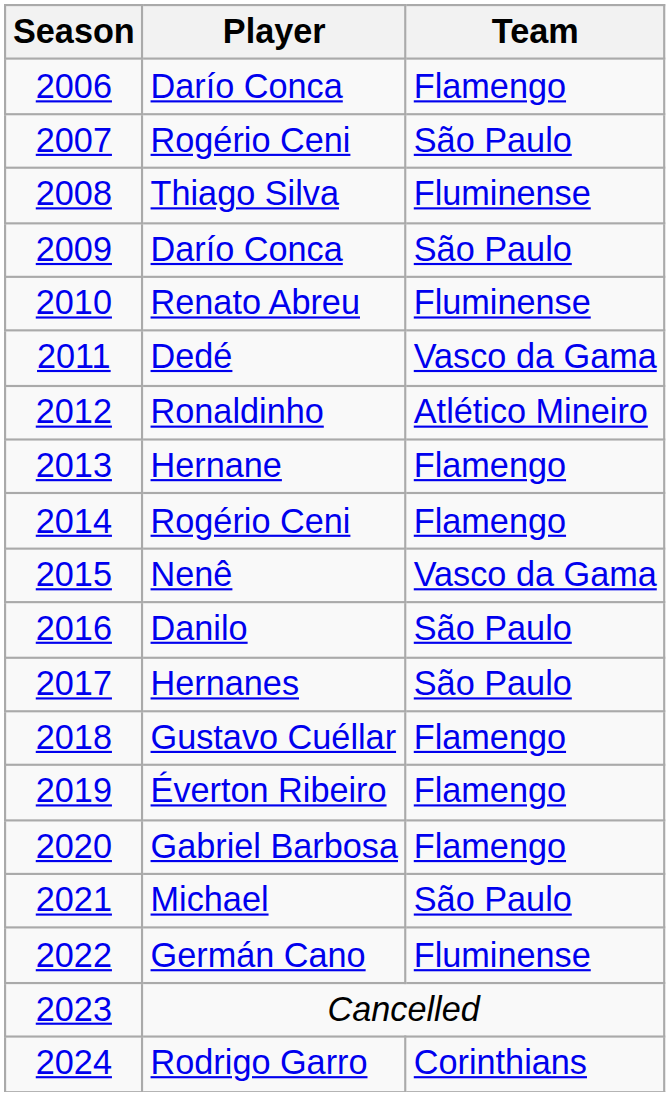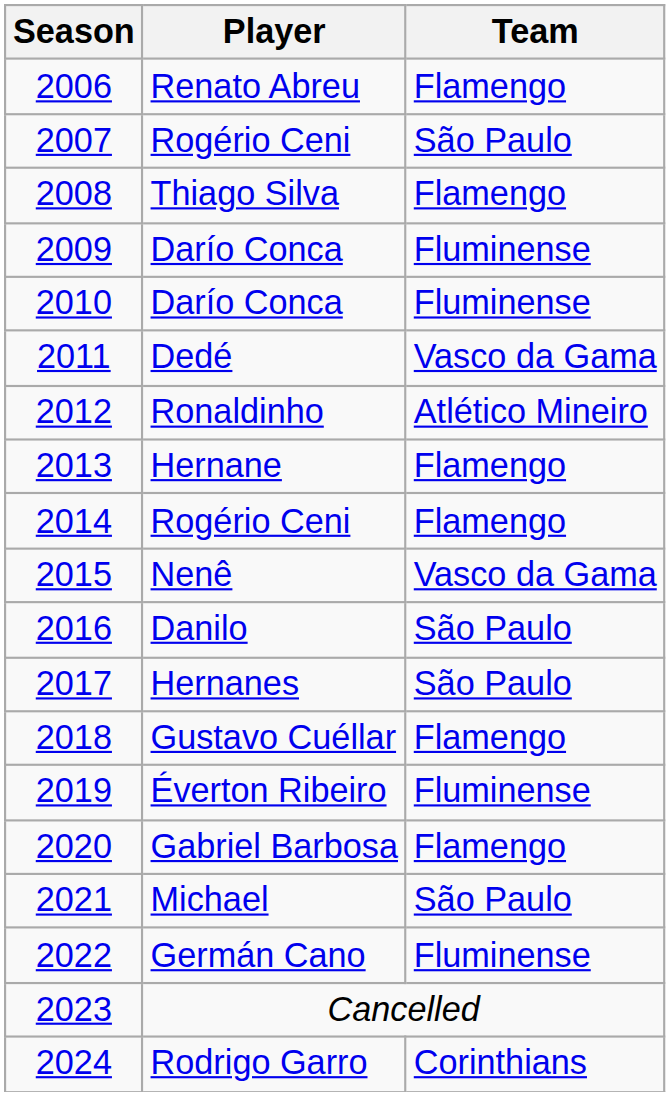(247, 85) Darío Conca -> (255, 85) Renato Abreu
(502, 194) Fluminense -> (490, 194) Flamengo
(493, 248) São Paulo -> (502, 248) Fluminense
(255, 303) Renato Abreu -> (247, 303) Darío Conca
(490, 791) Flamengo -> (502, 791) Fluminense
